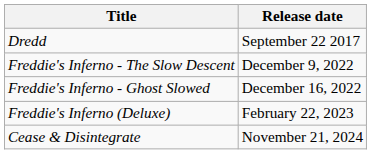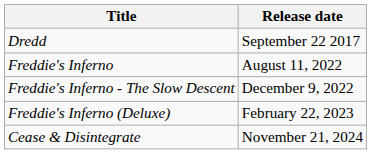+ row: (61, 64)
- row: (109, 88)
